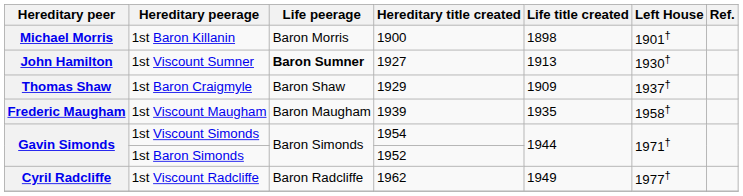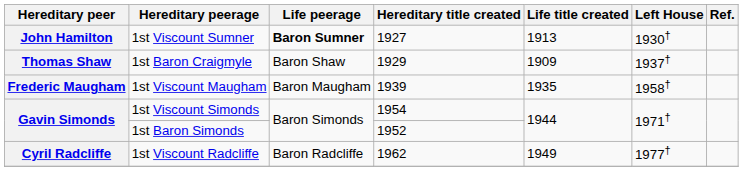- row: (183, 37)
